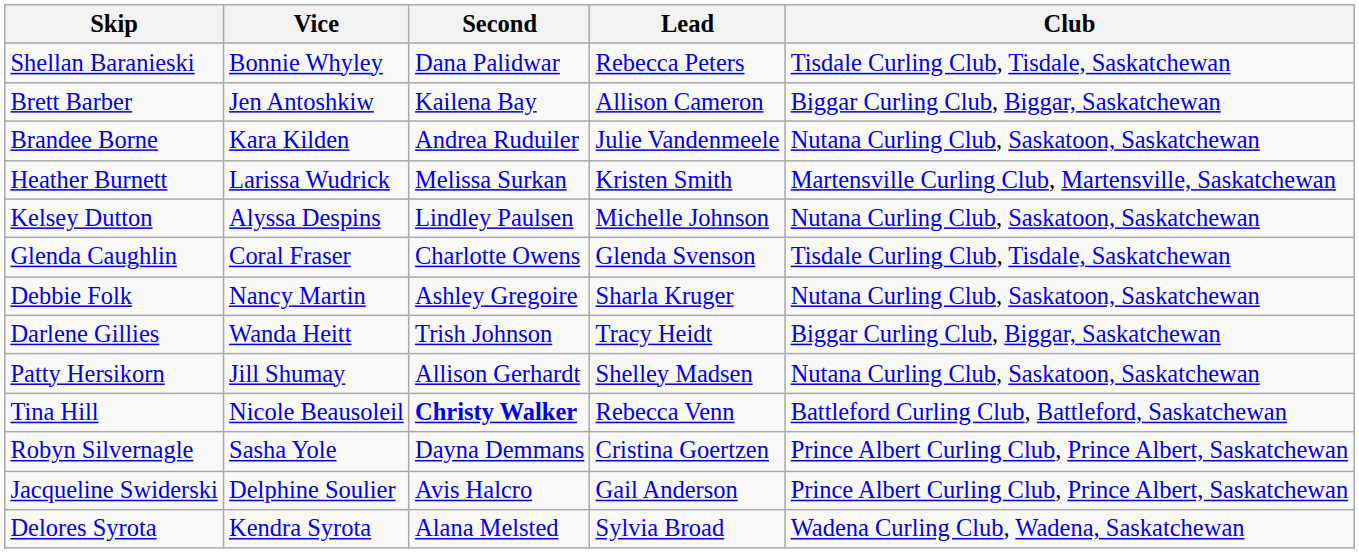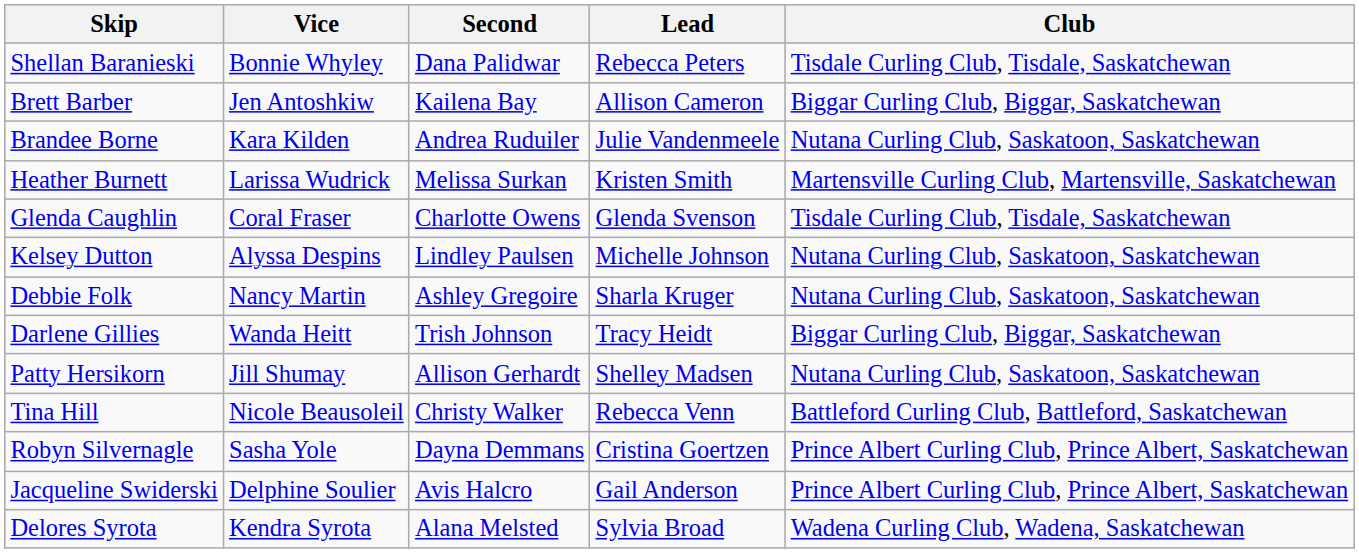rows swapped: (94, 256) <-> (81, 218)
(496, 412) bold -> (489, 412) normal
